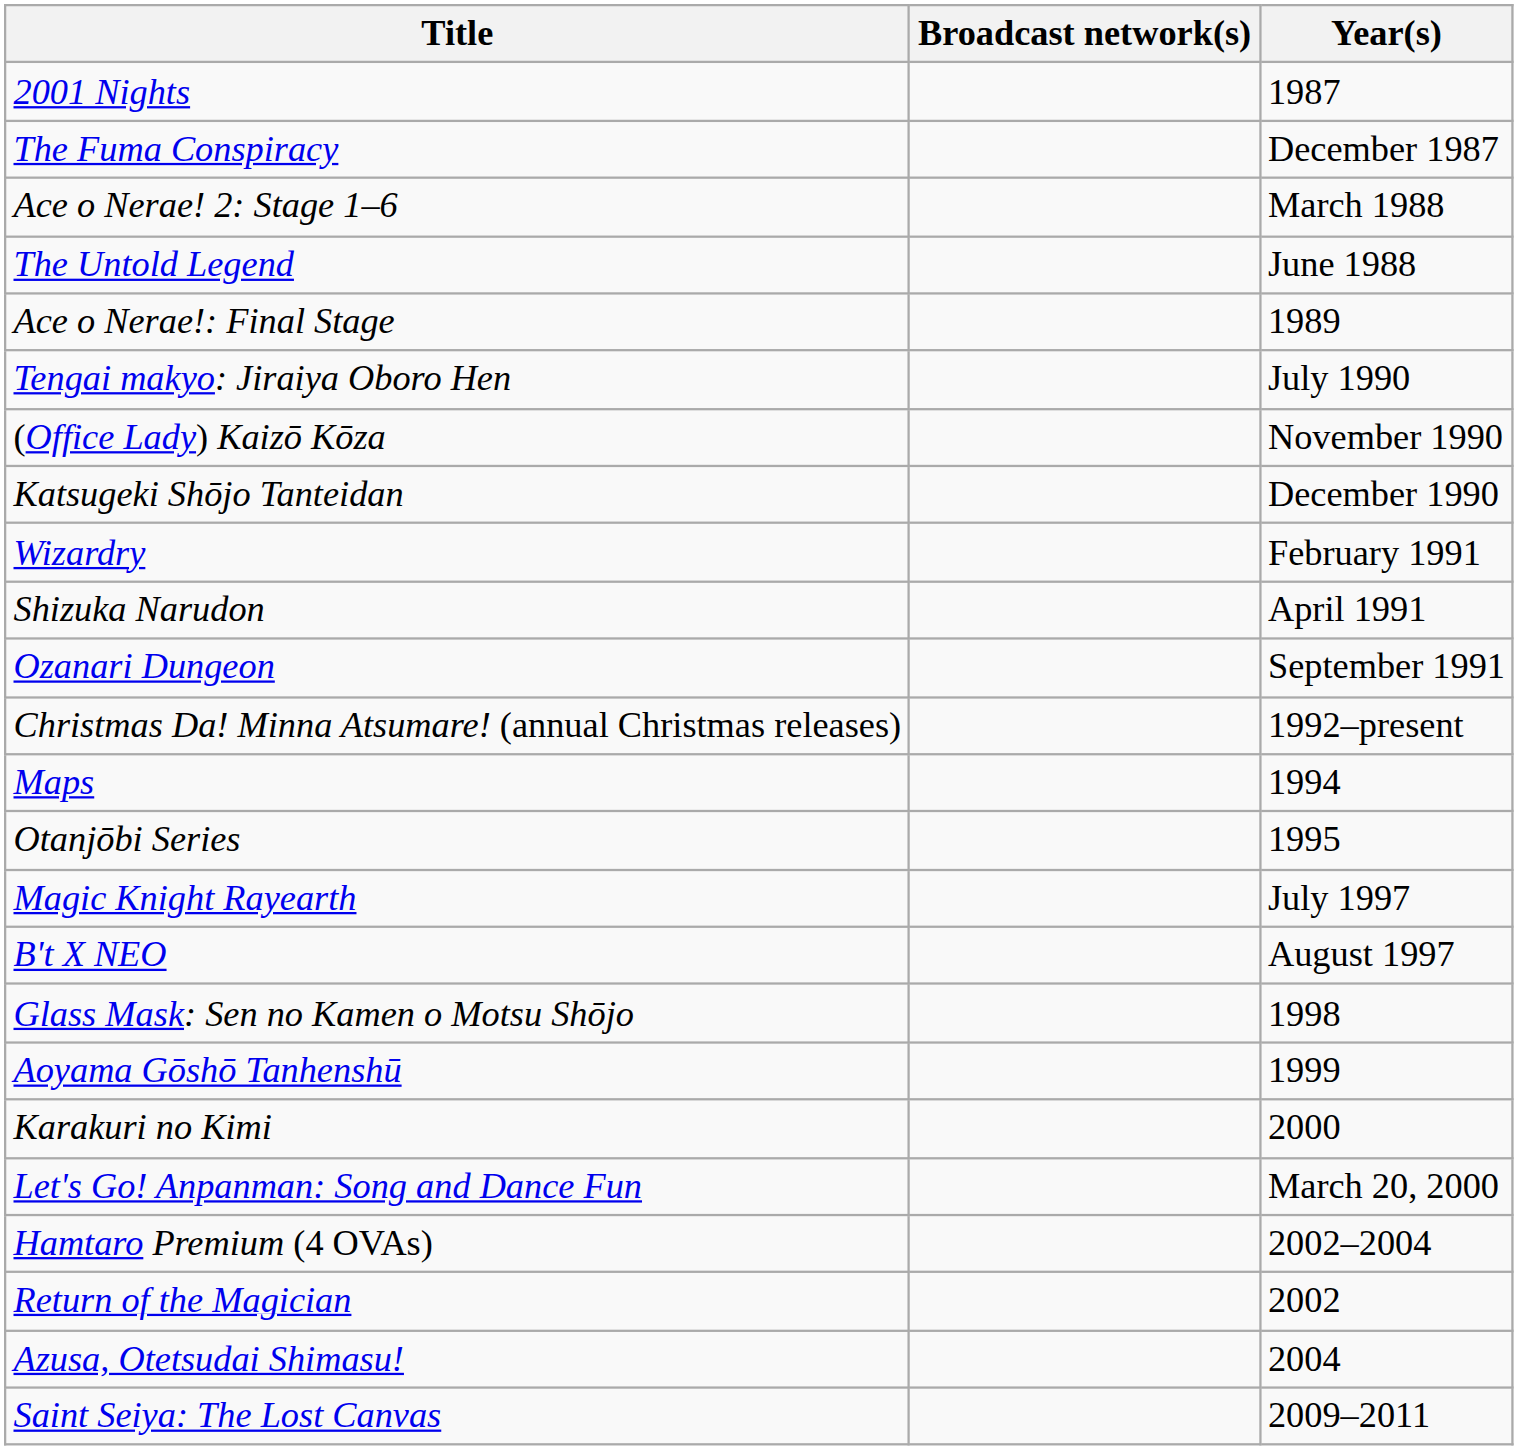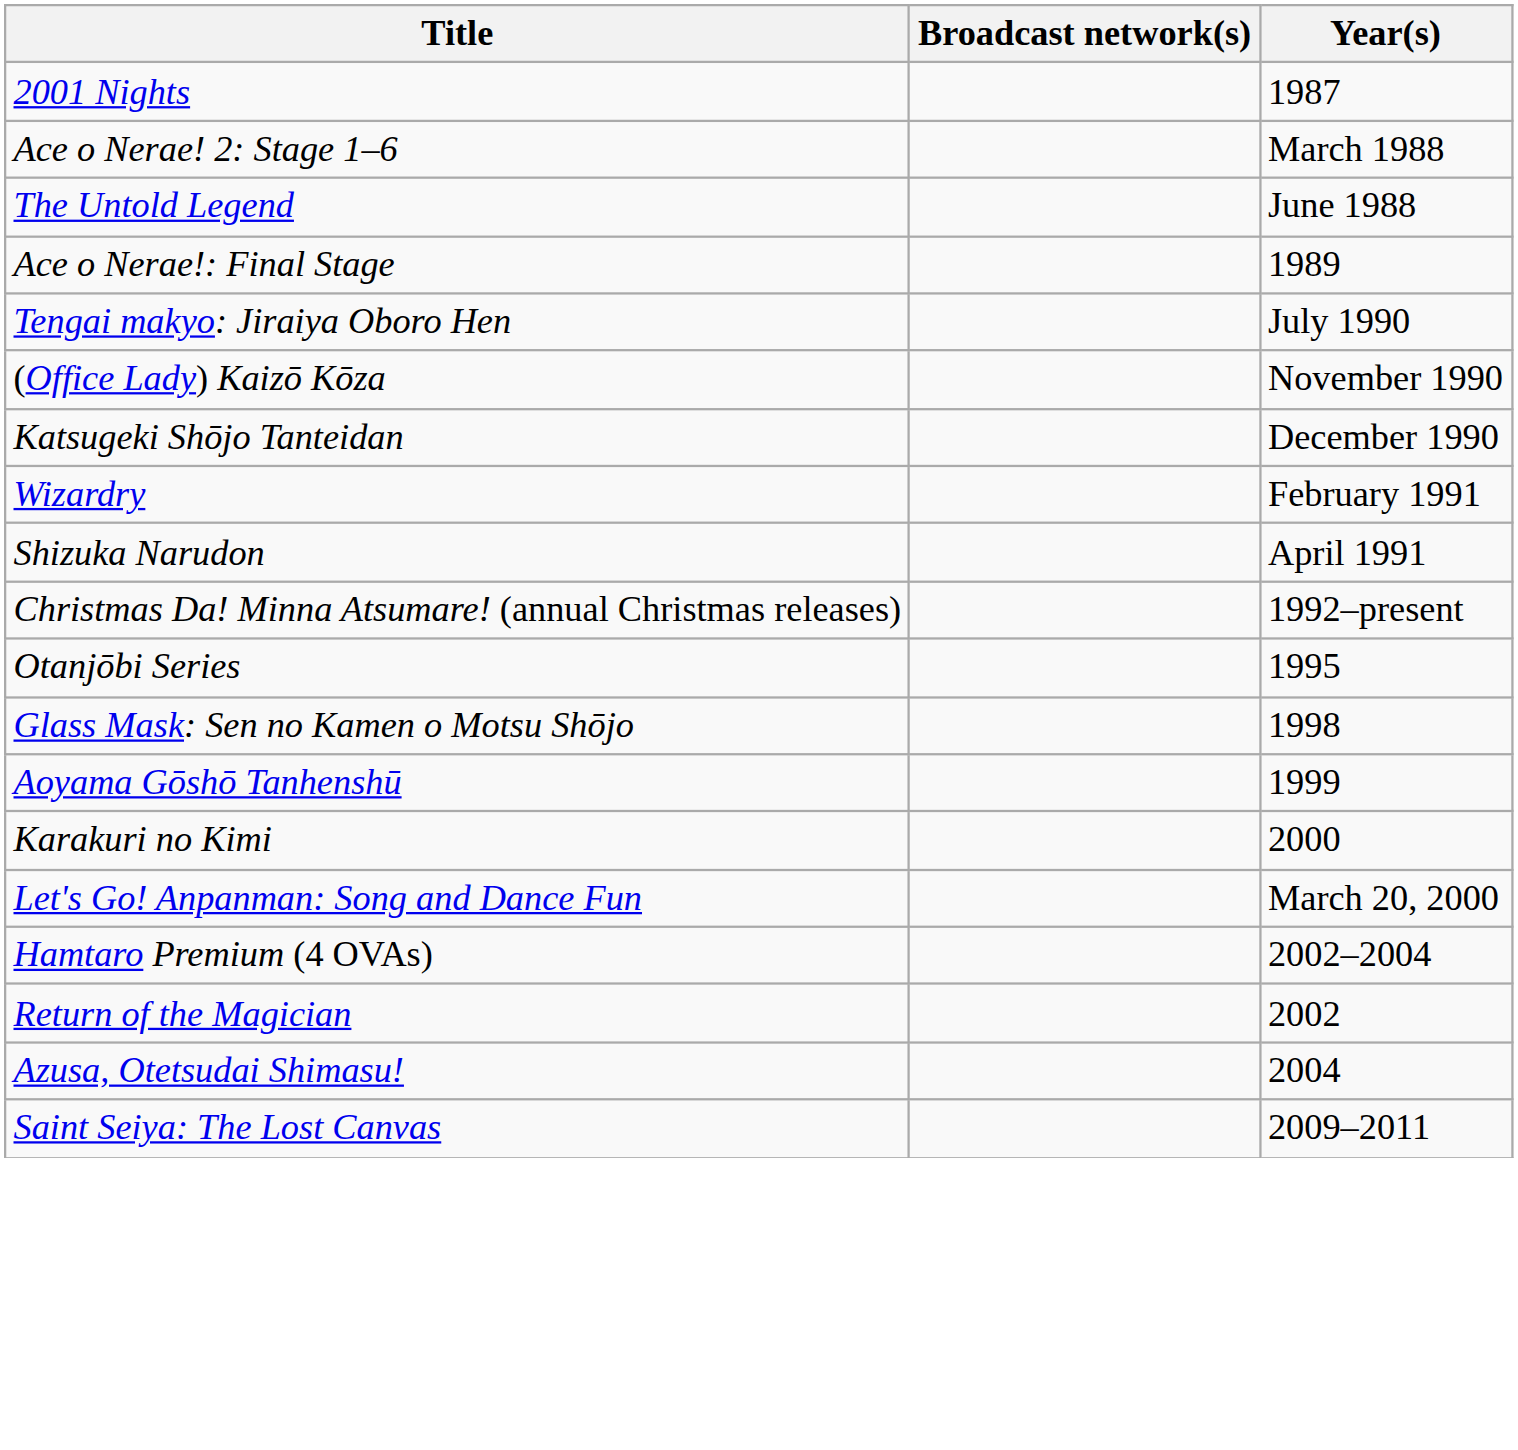- row: (176, 148)
- row: (144, 666)
- row: (54, 782)
- row: (185, 897)
- row: (90, 954)
